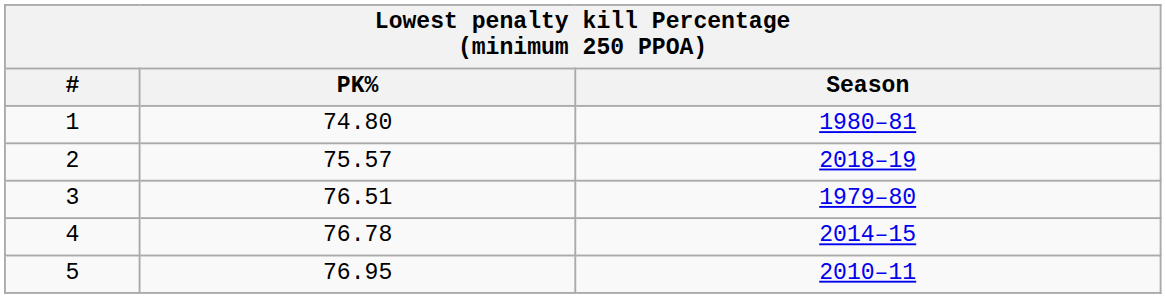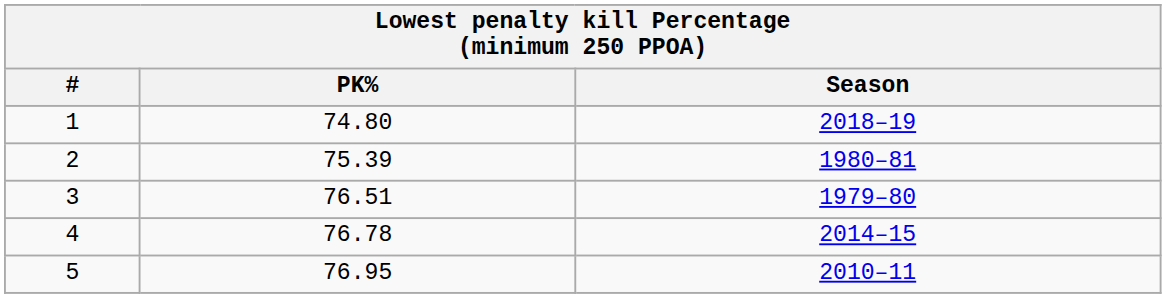(868, 125) 1980–81 -> (868, 125) 2018–19
(358, 162) 75.57 -> (358, 162) 75.39
(868, 162) 2018–19 -> (868, 162) 1980–81
